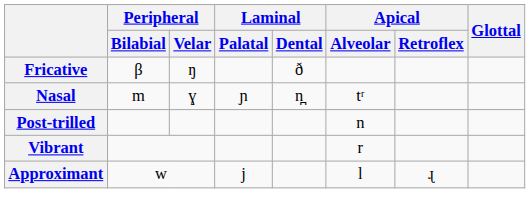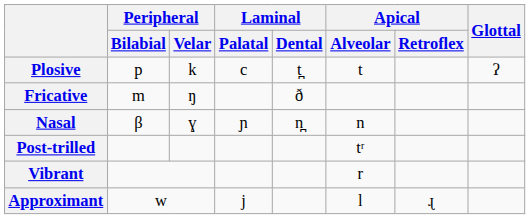+ row: (56, 69)
(138, 69) β -> (138, 95) m
(138, 95) m -> (138, 122) β
(360, 95) tʳ -> (360, 122) n
(360, 122) n -> (360, 148) tʳ
